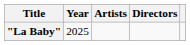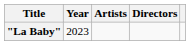(78, 31) 2025 -> (78, 31) 2023
